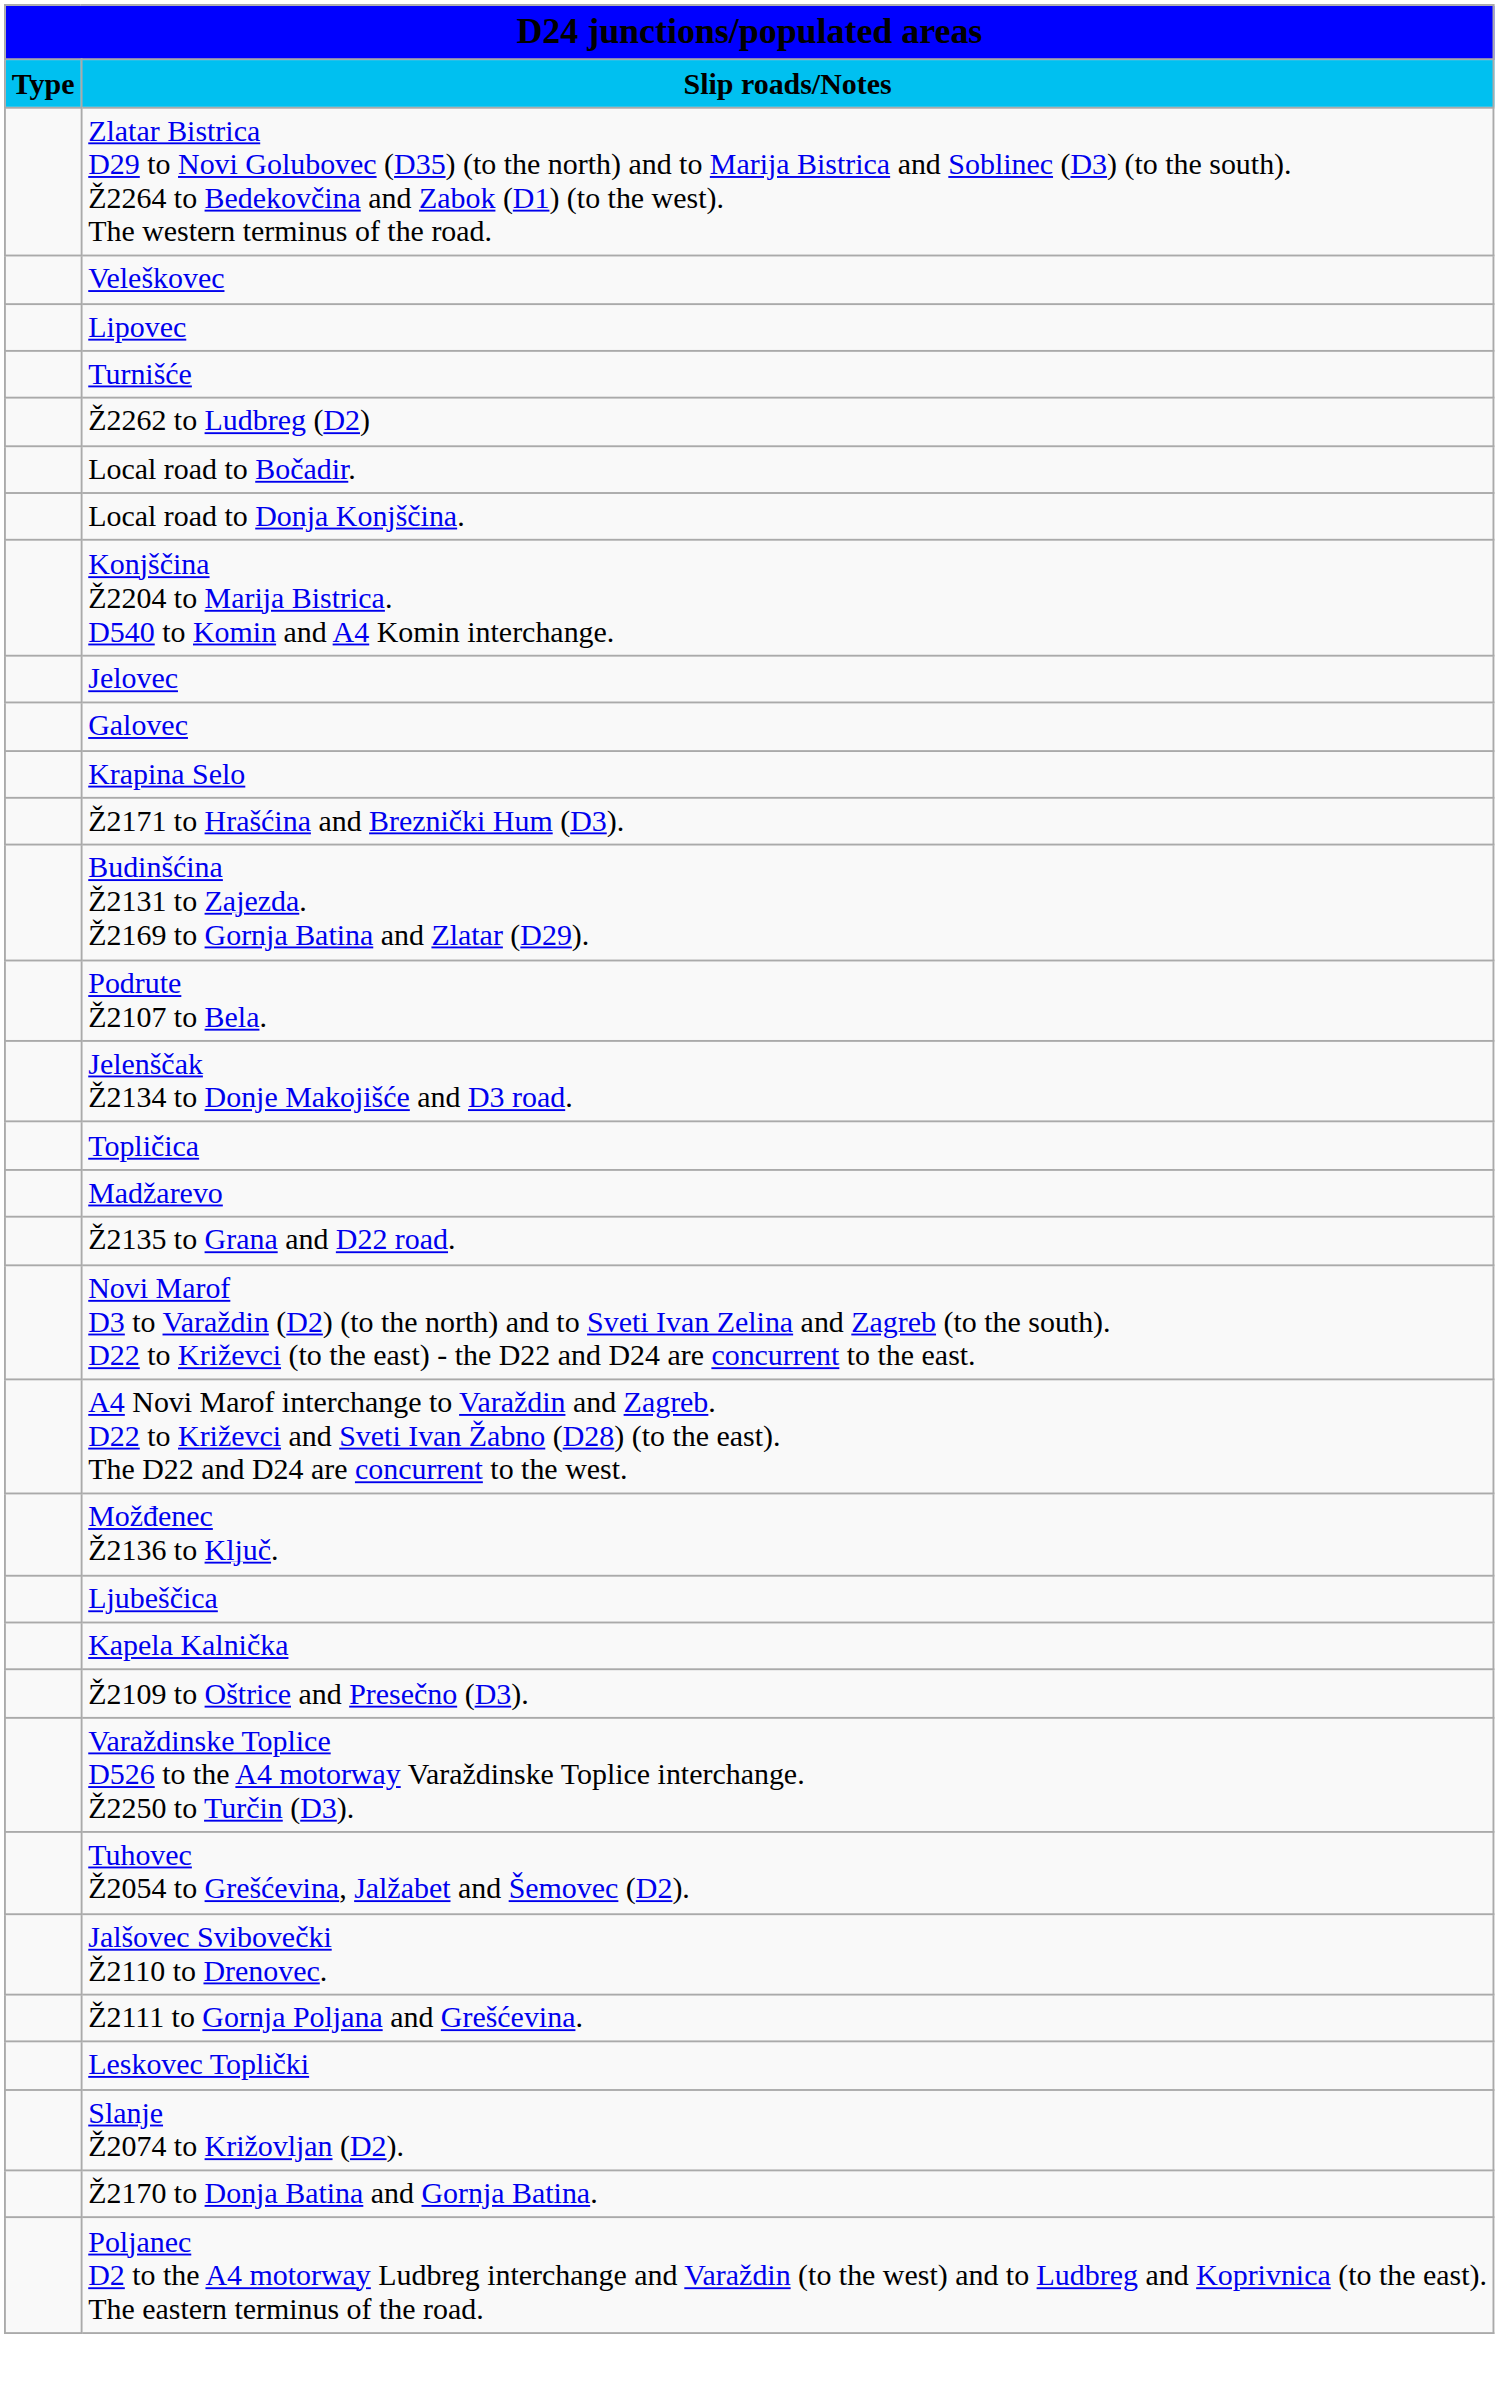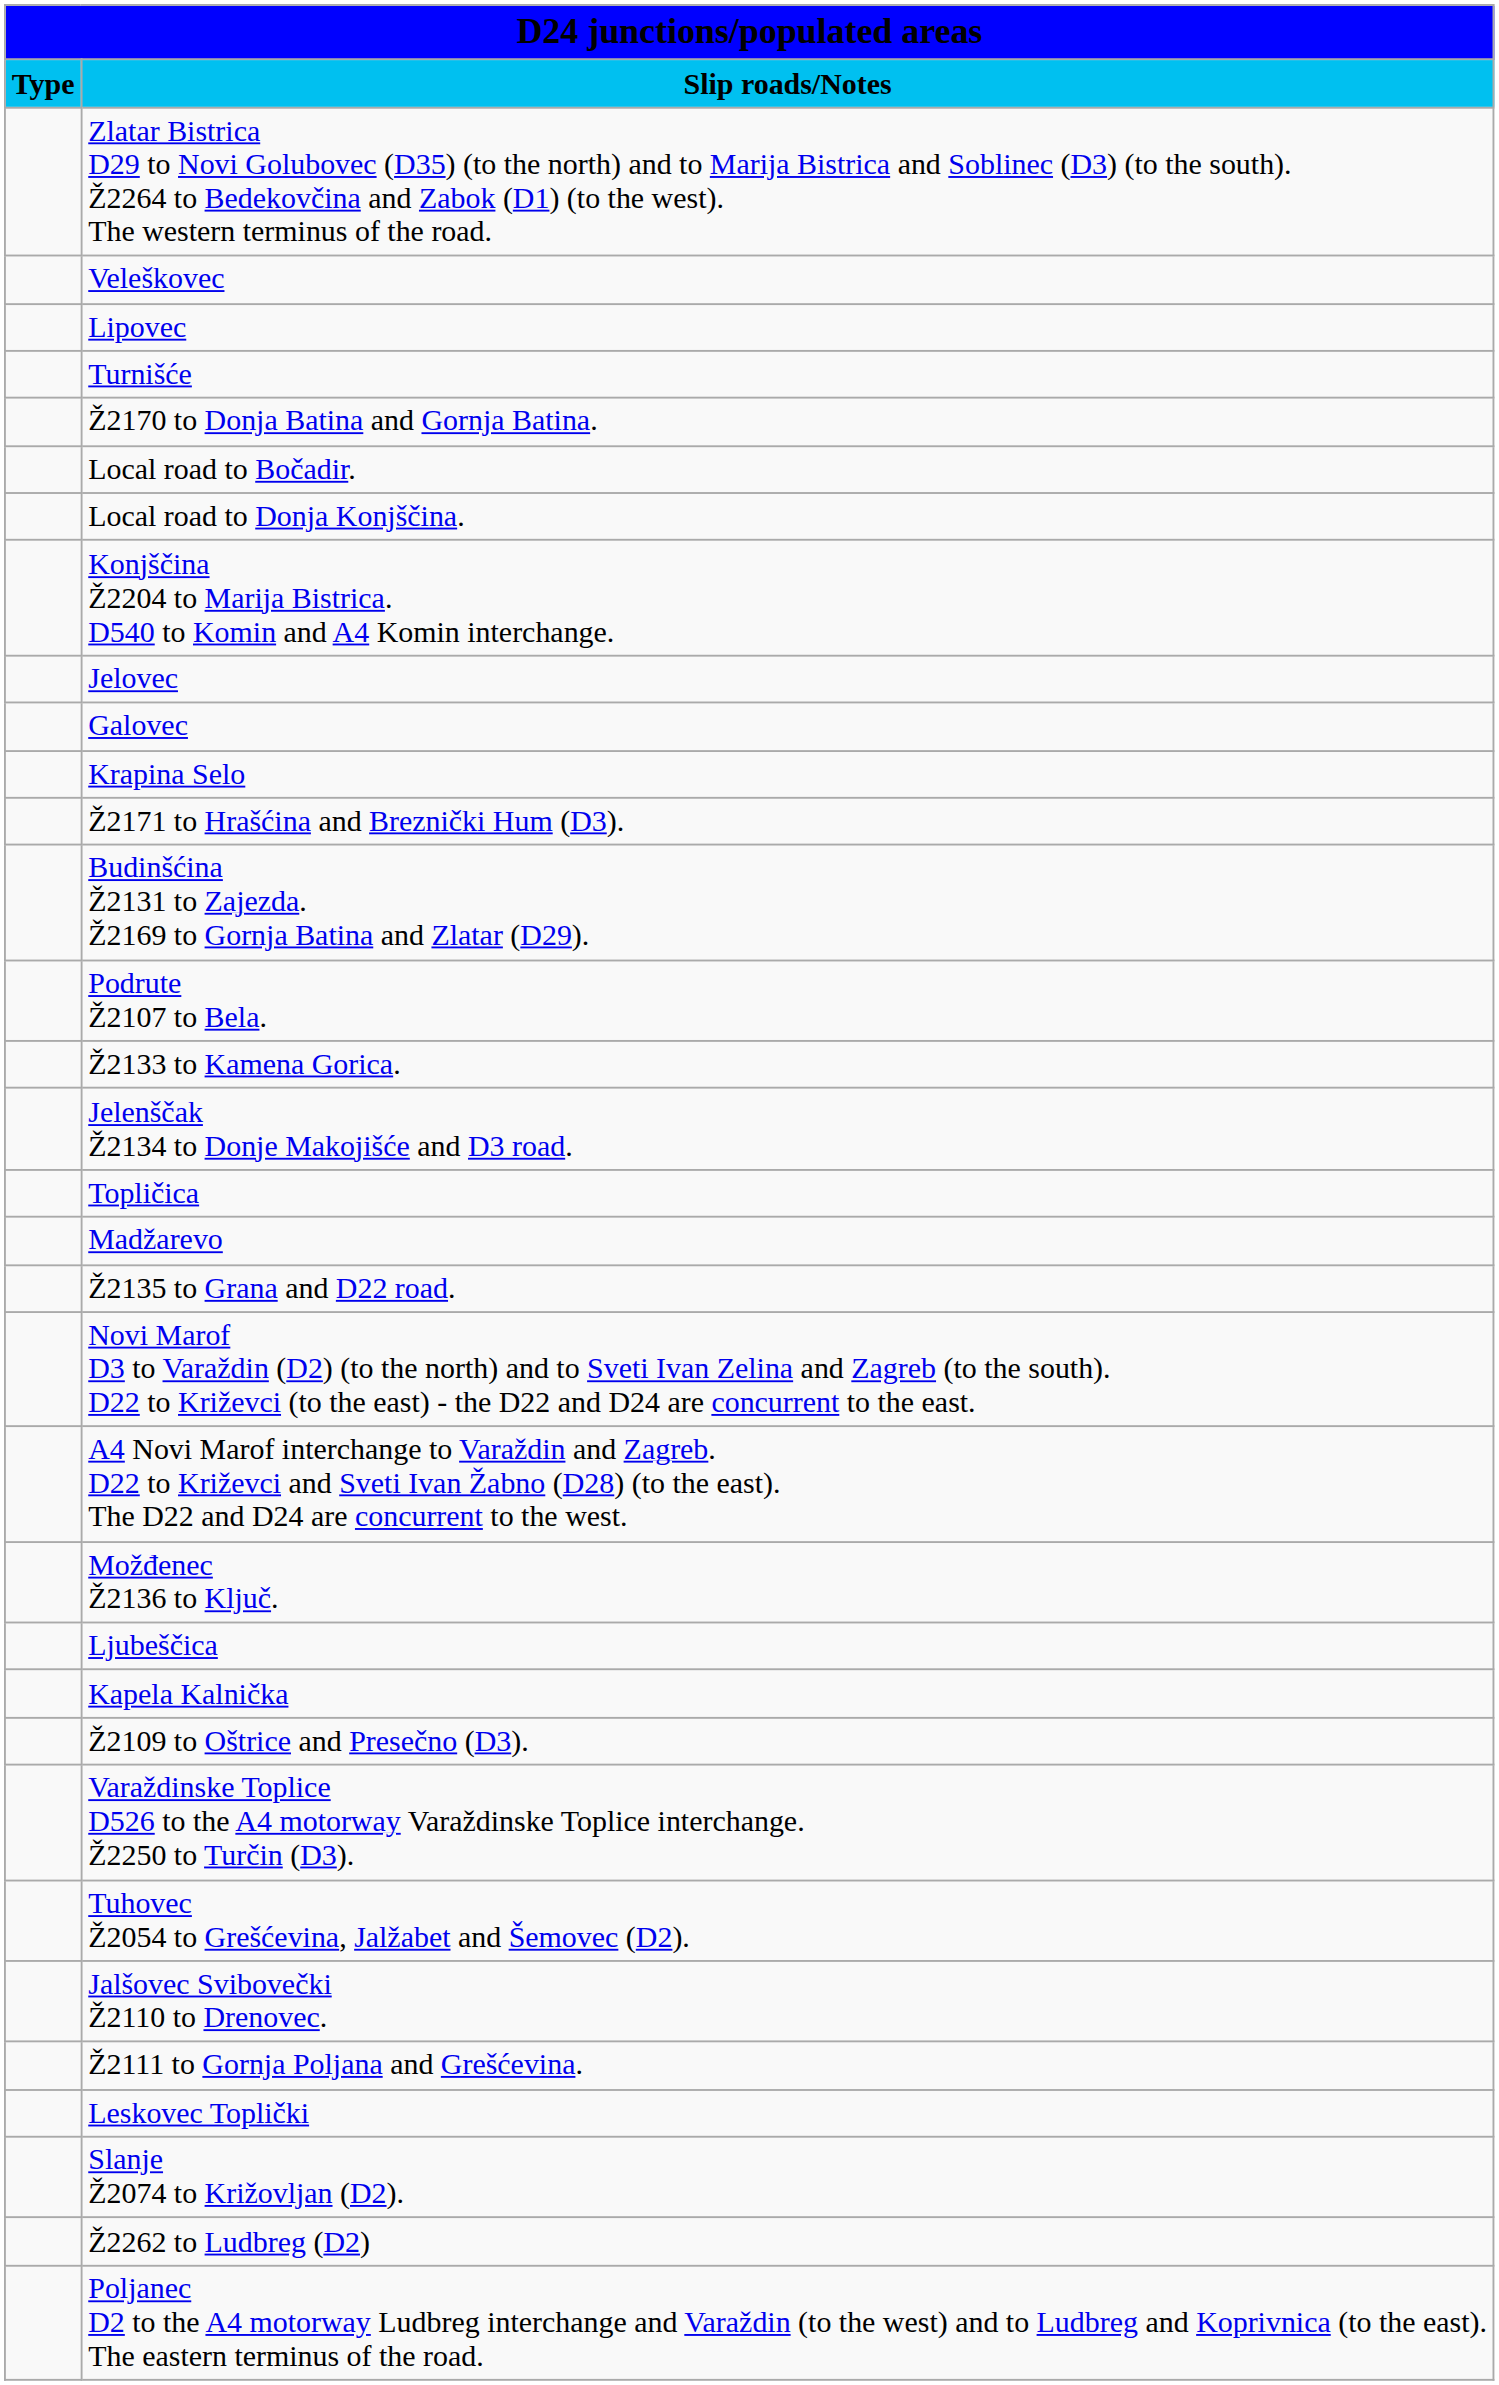rows swapped: (343, 2193) <-> (229, 421)
+ row: (244, 1064)
